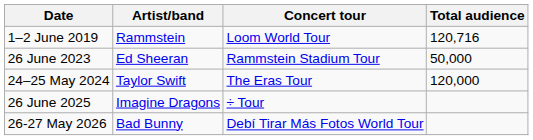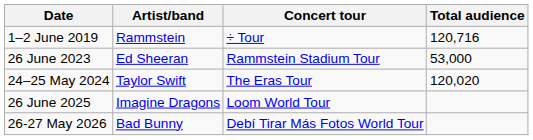(278, 37) Loom World Tour -> (245, 37) ÷ Tour
(451, 59) 50,000 -> (451, 59) 53,000
(455, 81) 120,000 -> (455, 81) 120,020
(245, 102) ÷ Tour -> (278, 102) Loom World Tour
